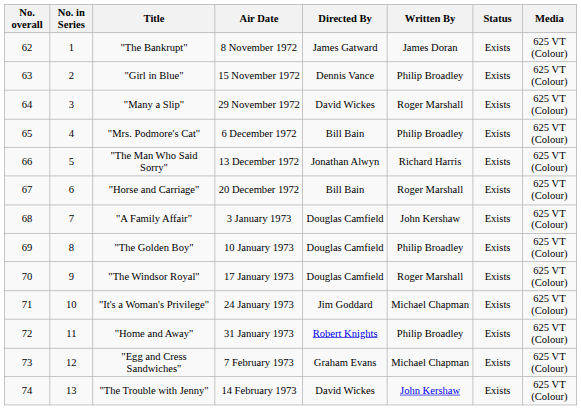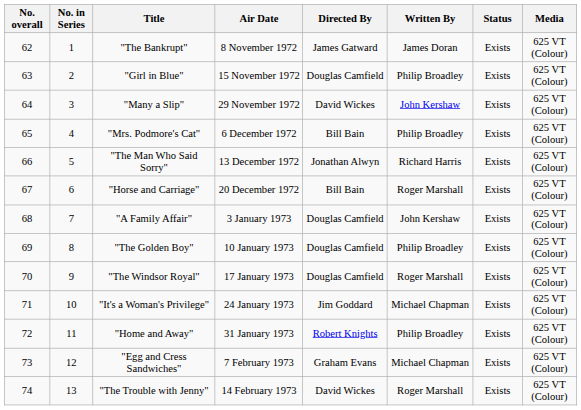(345, 76) Dennis Vance -> (345, 76) Douglas Camfield
(430, 104) Roger Marshall -> (430, 104) John Kershaw
(430, 390) John Kershaw -> (430, 390) Roger Marshall
